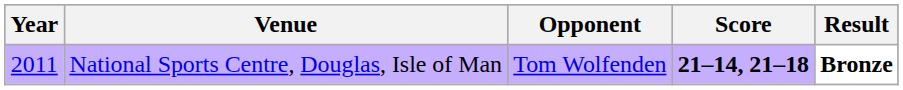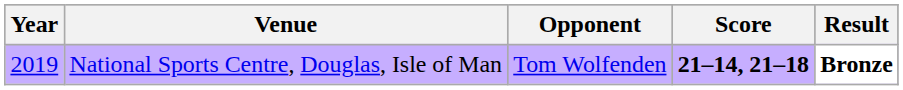(34, 64) 2011 -> (34, 64) 2019
